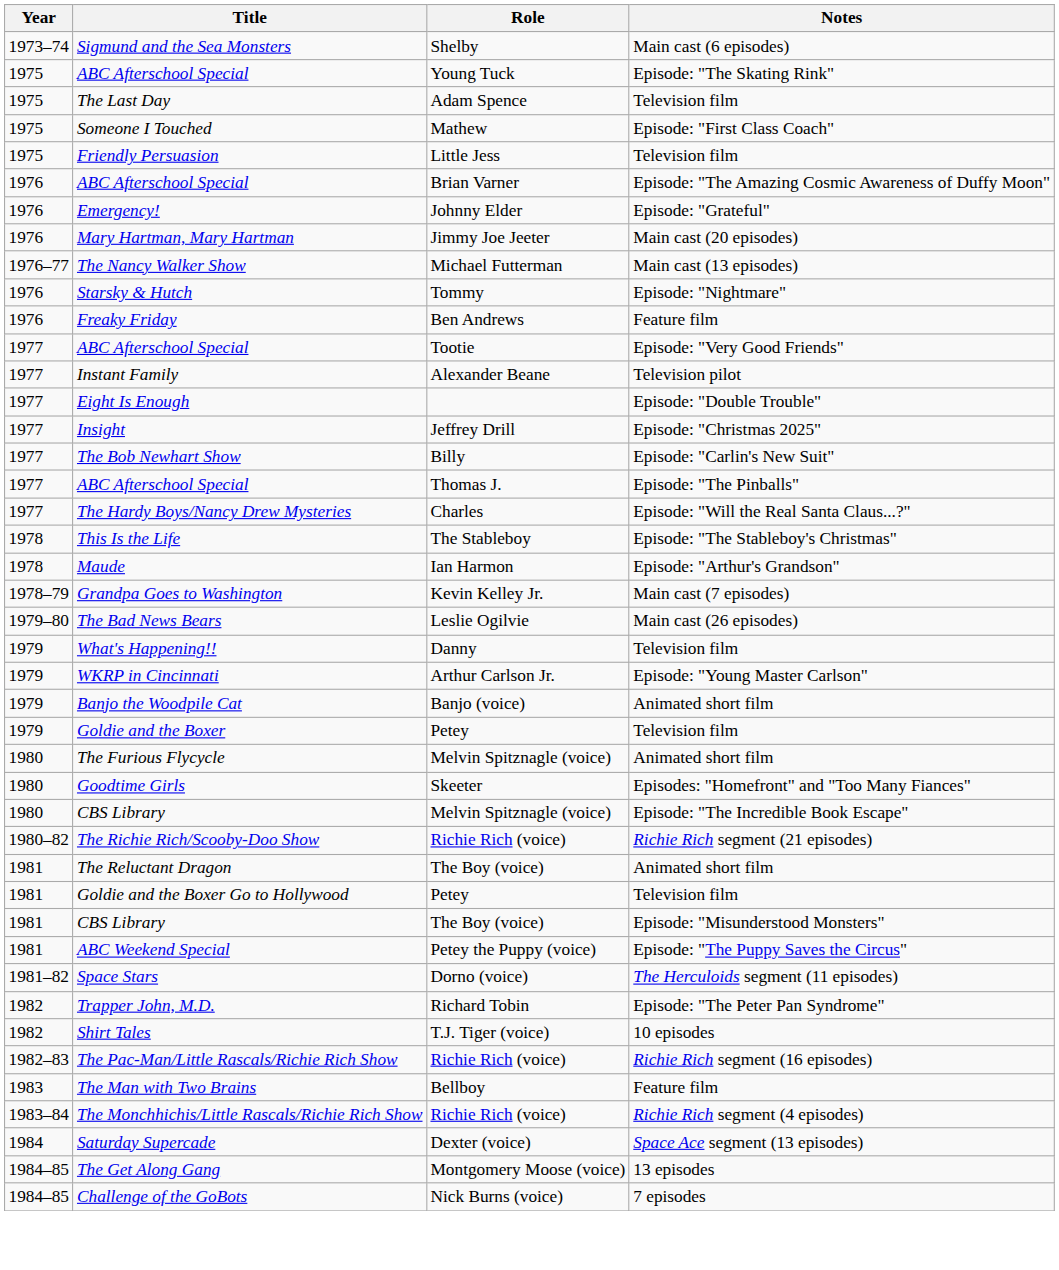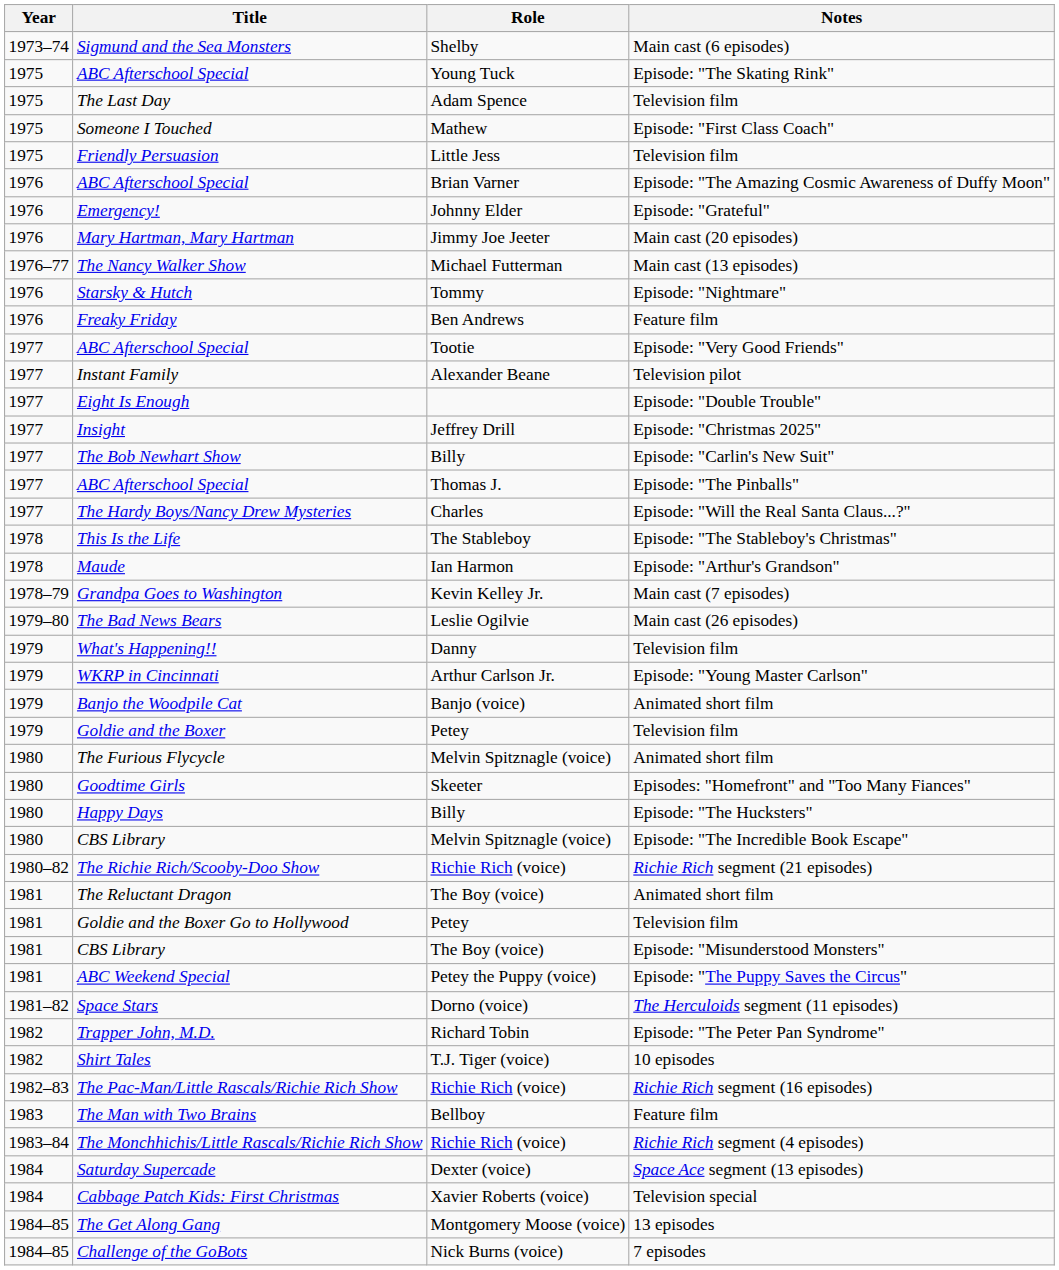+ row: (120, 812)
+ row: (208, 1196)
